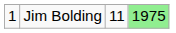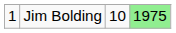(117, 16) 11 -> (117, 16) 10
